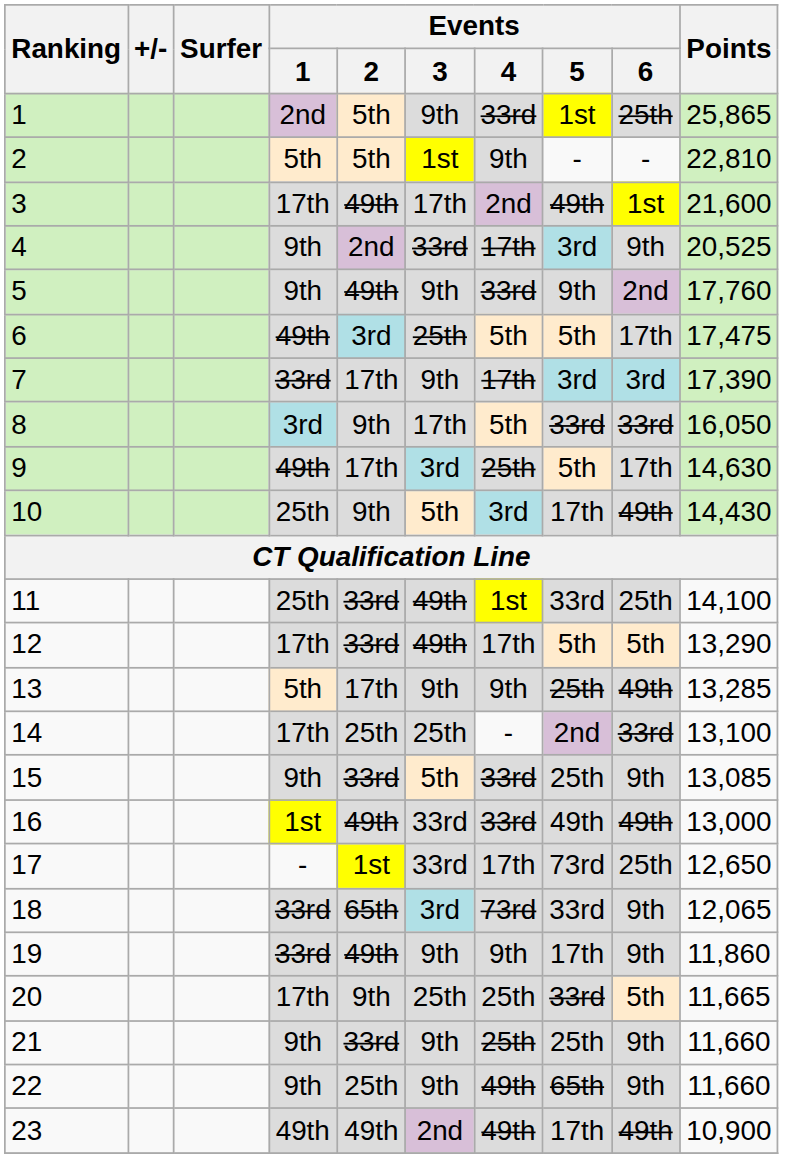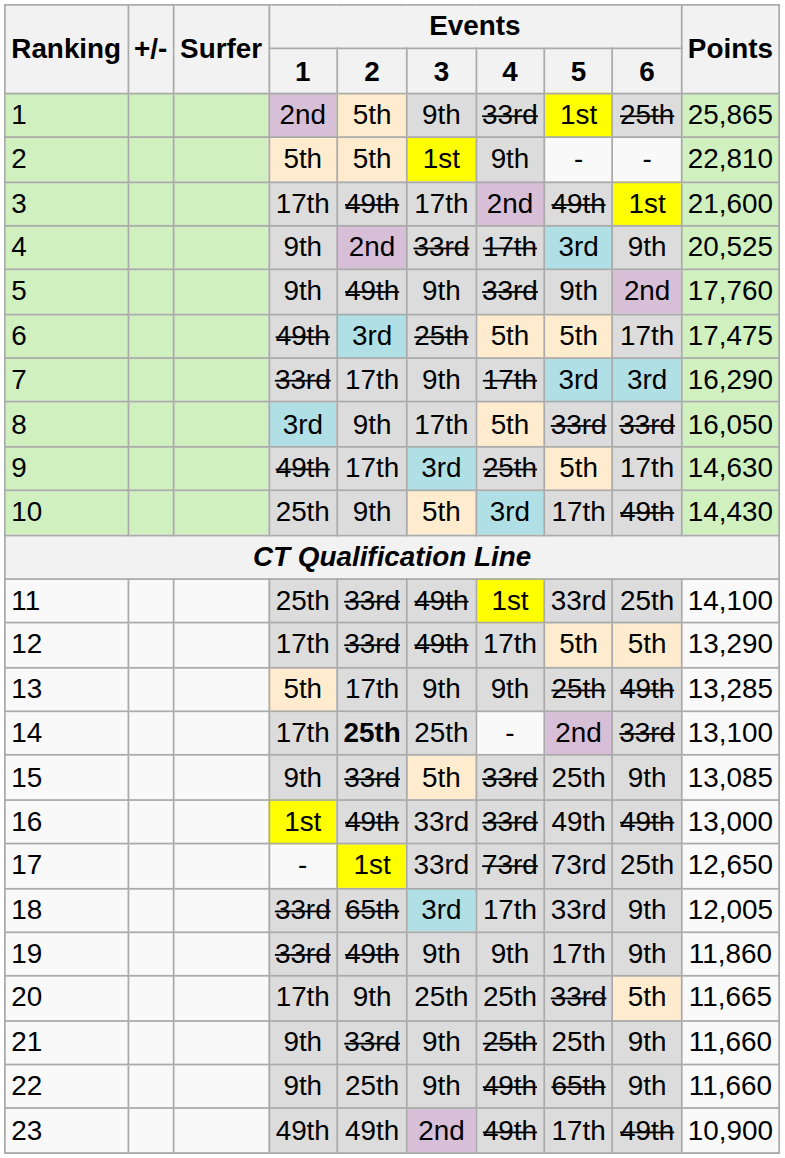(729, 379) 17,390 -> (730, 379) 16,290
(371, 733) normal -> (372, 733) bold
(508, 865) 17th -> (510, 865) 73rd
(508, 909) 73rd -> (510, 909) 17th
(729, 909) 12,065 -> (730, 909) 12,005
